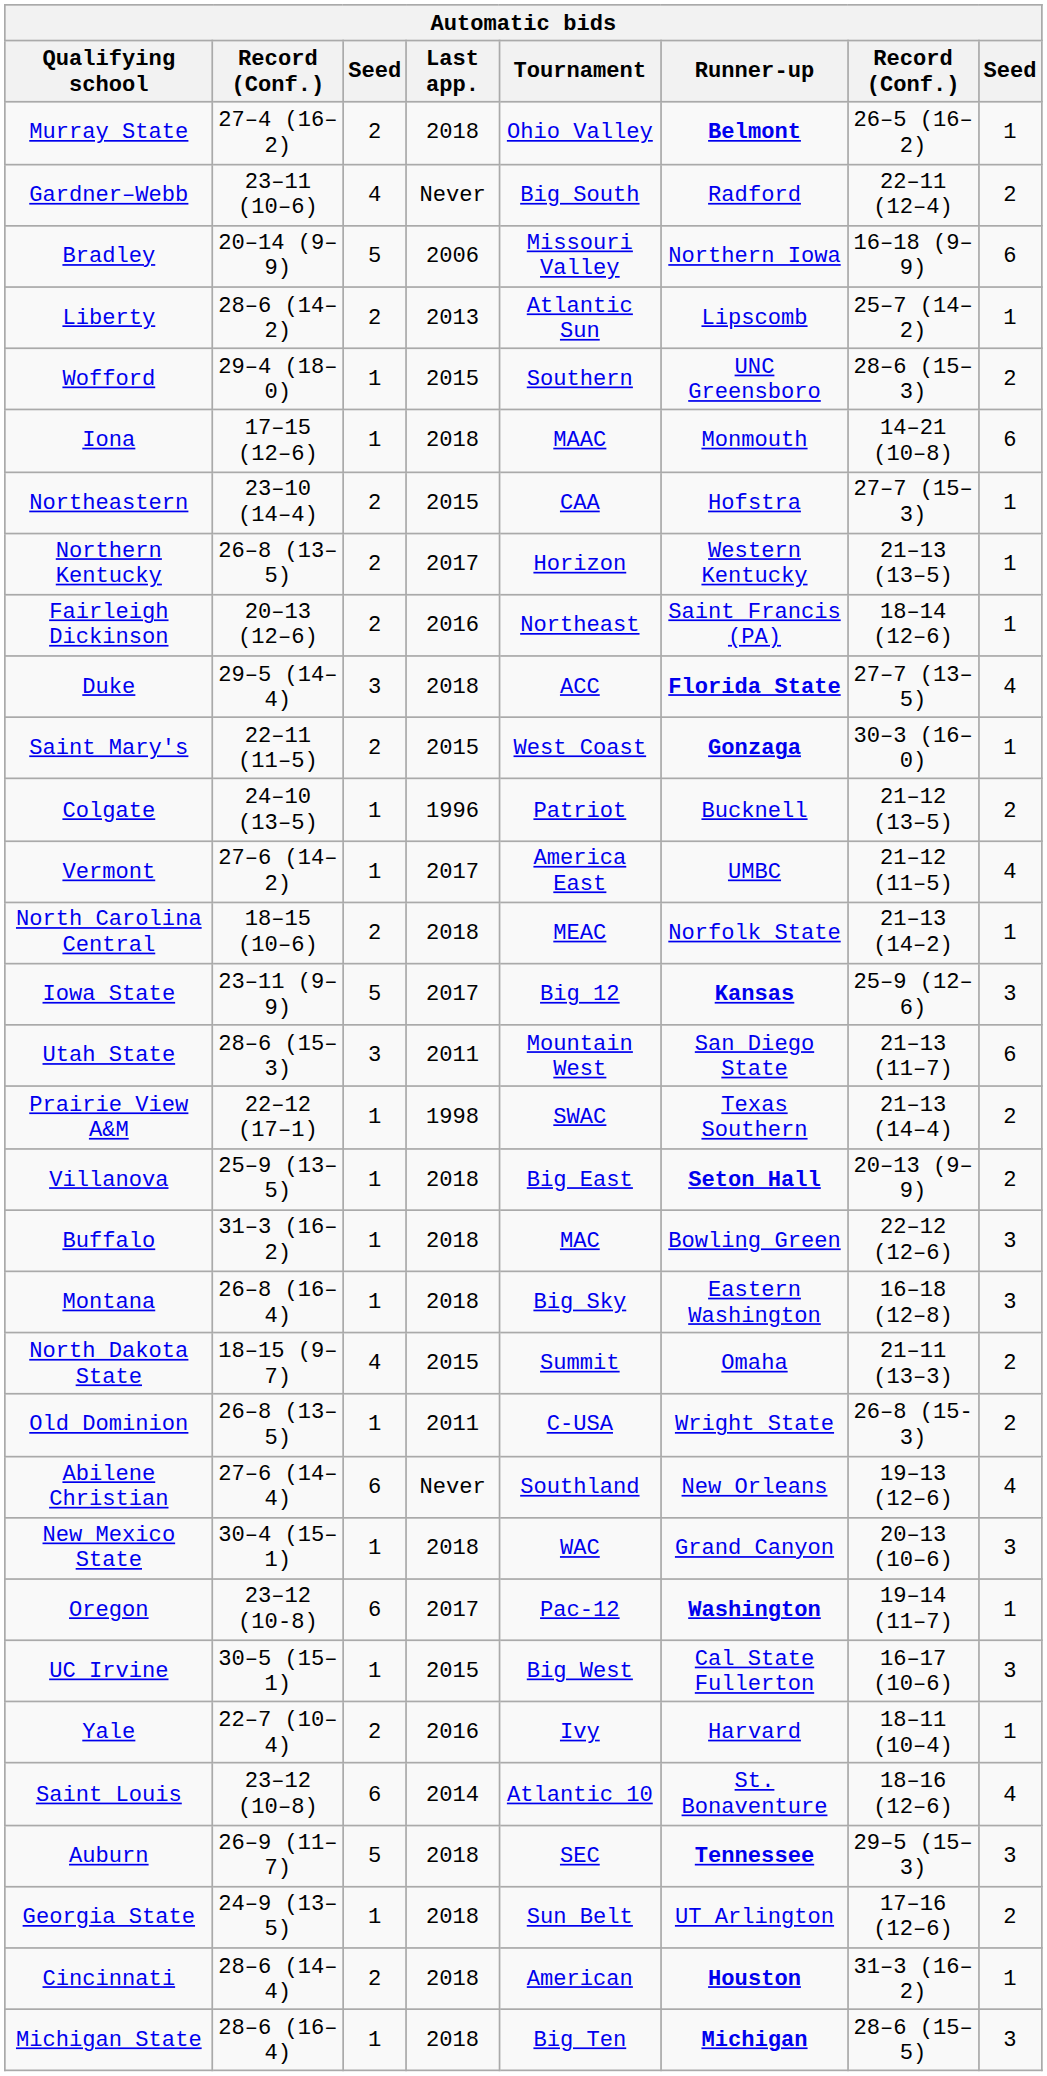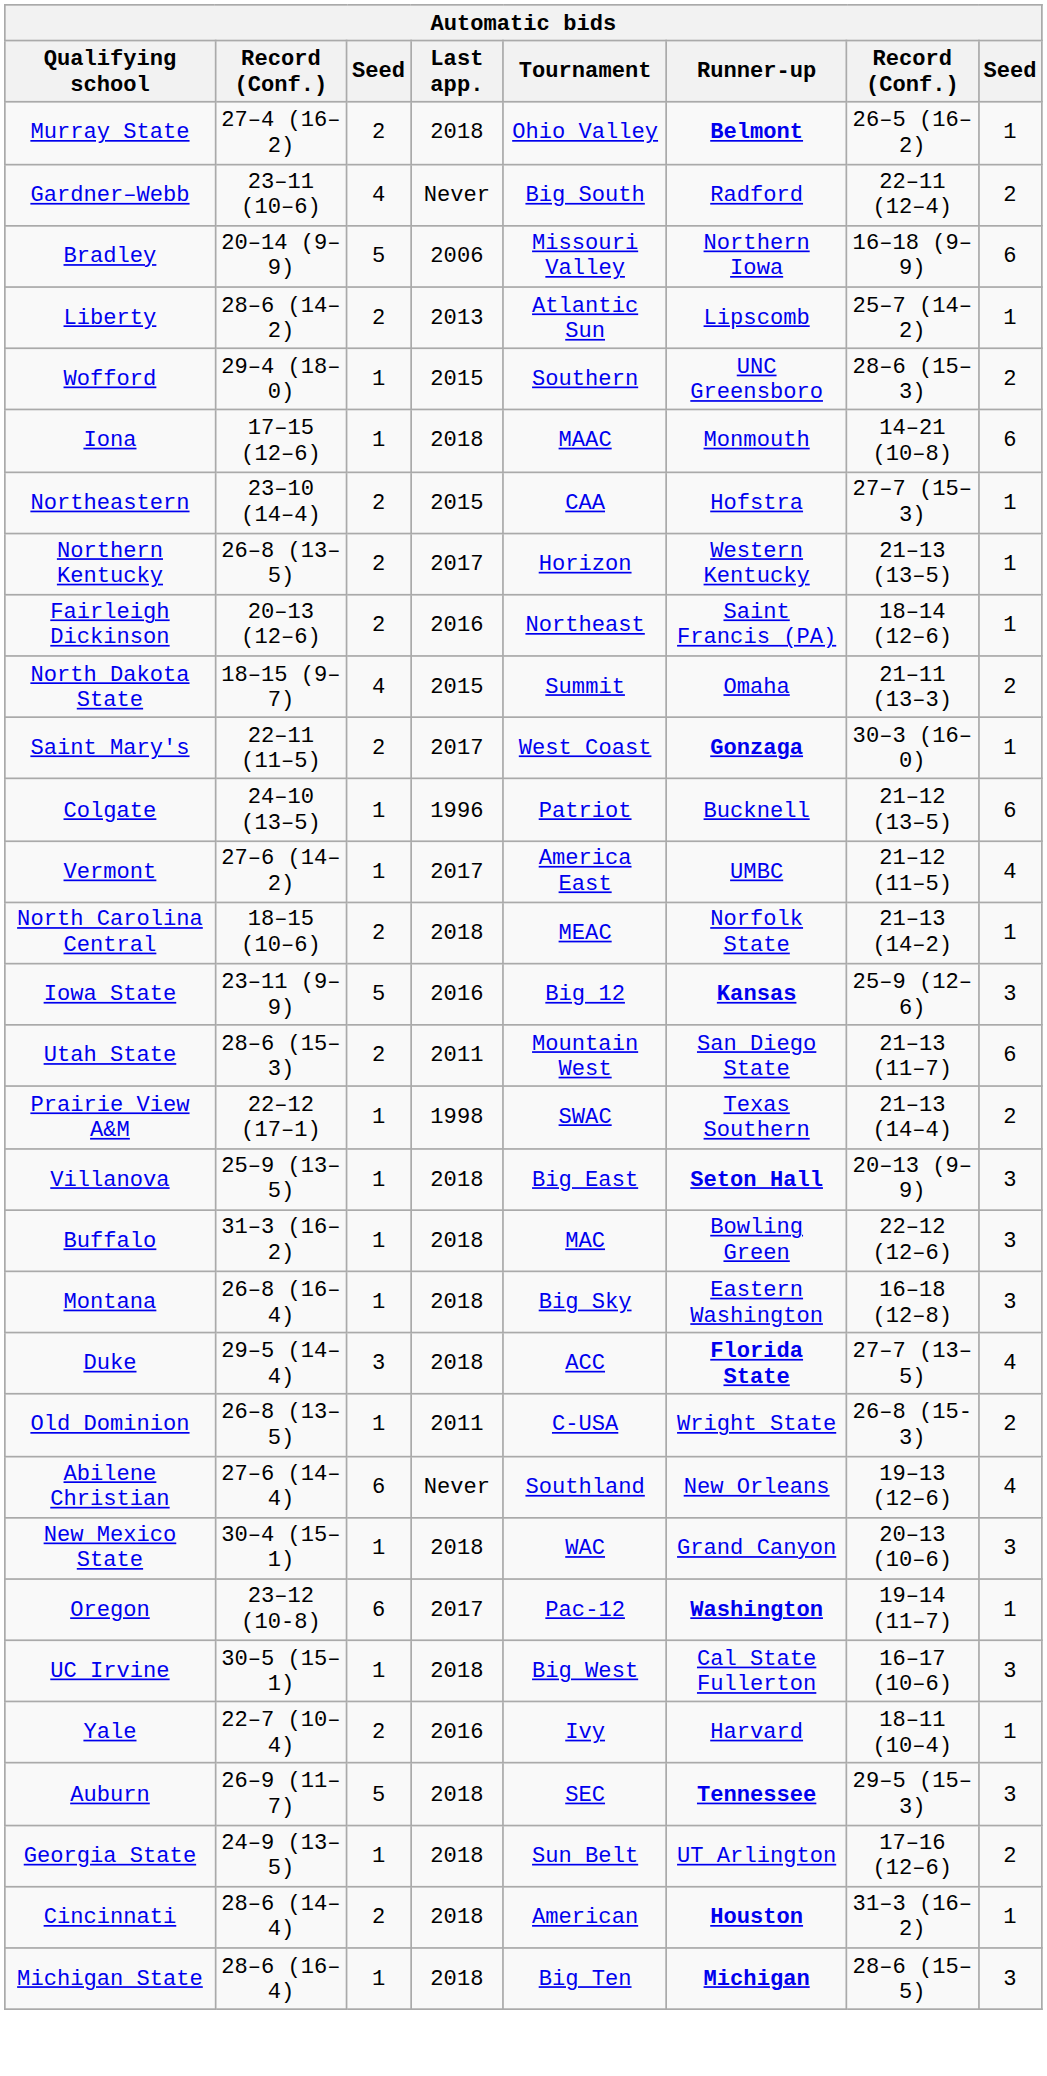rows swapped: (109, 1364) <-> (109, 687)
(453, 748) 2015 -> (457, 748) 2017
(1010, 810) 2 -> (1010, 810) 6
(453, 994) 2017 -> (457, 994) 2016
(375, 1056) 3 -> (379, 1056) 2
(1010, 1179) 2 -> (1010, 1179) 3
(453, 1671) 2015 -> (457, 1671) 2018
- row: (109, 1794)
